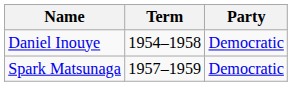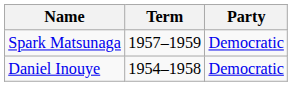rows swapped: (54, 42) <-> (65, 68)
